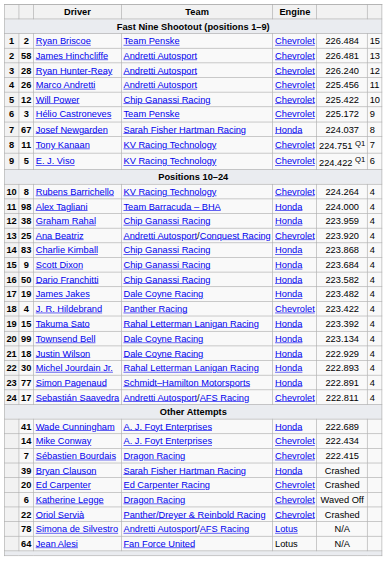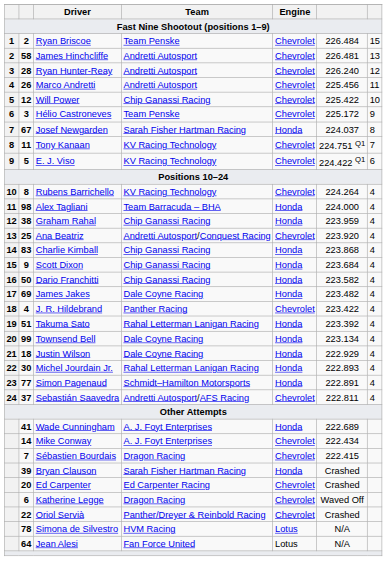(26, 294) 19 -> (26, 294) 69
(26, 324) 15 -> (26, 324) 51
(26, 397) 17 -> (26, 397) 37
(186, 529) Andretti Autosport/AFS Racing -> (149, 529) HVM Racing
